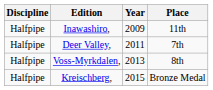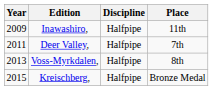columns swapped: (135, 12) <-> (27, 12)
